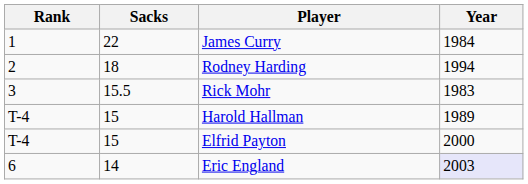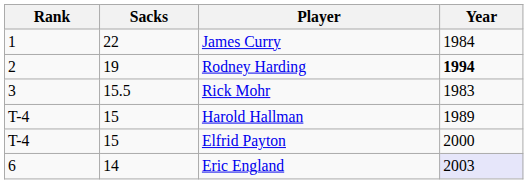(111, 66) 18 -> (111, 66) 19
(459, 66) normal -> (459, 66) bold
